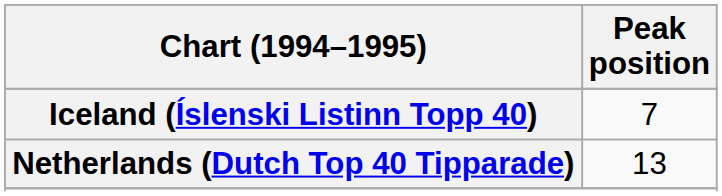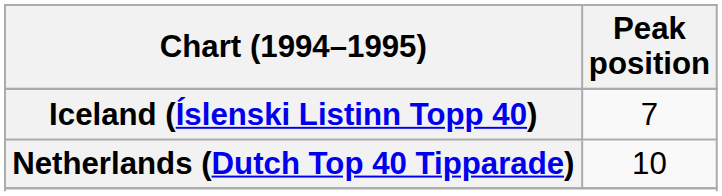(649, 163) 13 -> (649, 163) 10
